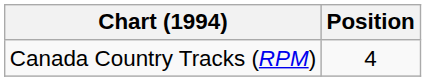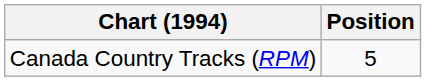(371, 57) 4 -> (371, 57) 5
